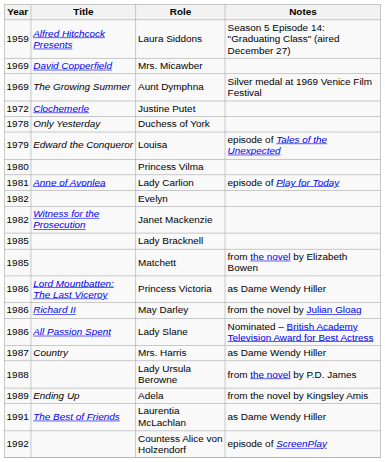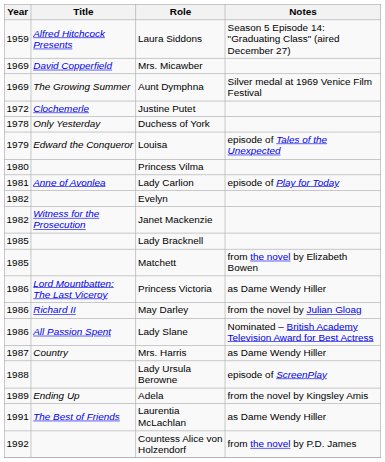(292, 374) from the novel by P.D. James -> (277, 374) episode of ScreenPlay
(277, 444) episode of ScreenPlay -> (292, 444) from the novel by P.D. James
